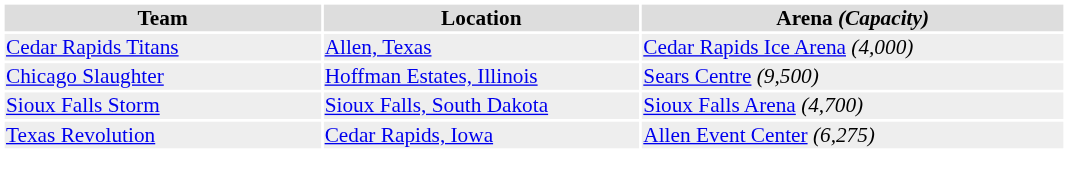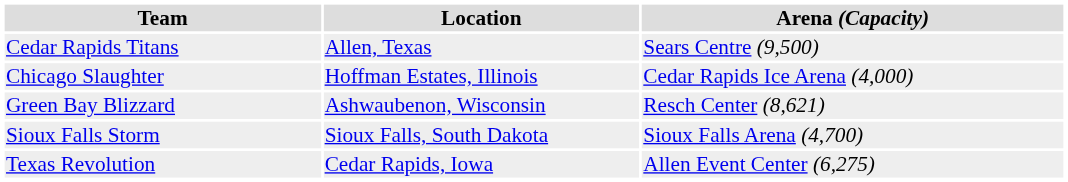(778, 47) Cedar Rapids Ice Arena (4,000) -> (731, 47) Sears Centre (9,500)
(731, 76) Sears Centre (9,500) -> (778, 76) Cedar Rapids Ice Arena (4,000)
+ row: (90, 105)
